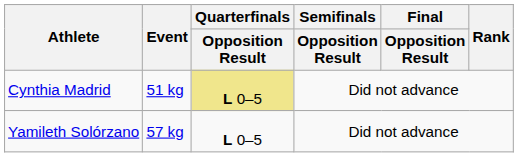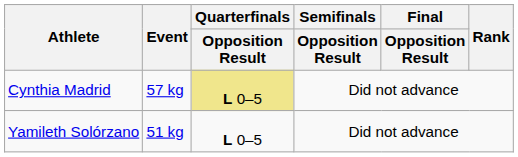(165, 91) 51 kg -> (165, 91) 57 kg
(165, 132) 57 kg -> (165, 132) 51 kg
